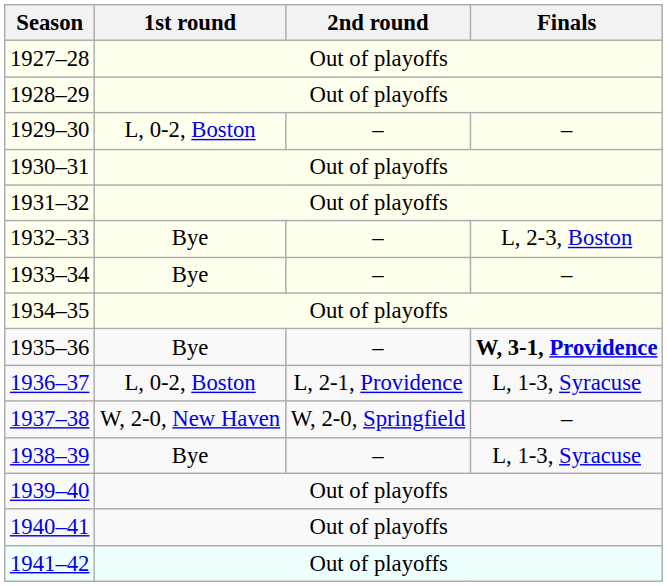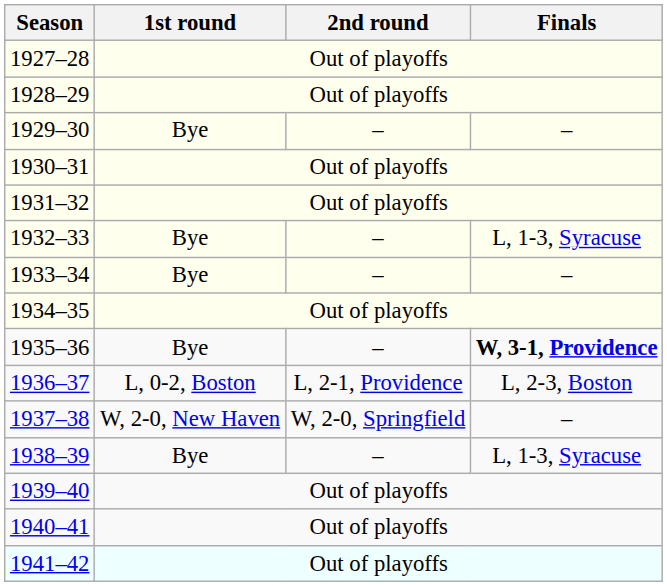(190, 130) L, 0-2, Boston -> (190, 130) Bye
(567, 238) L, 2-3, Boston -> (567, 238) L, 1-3, Syracuse
(567, 382) L, 1-3, Syracuse -> (567, 382) L, 2-3, Boston
